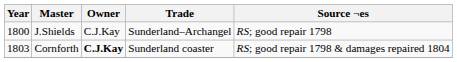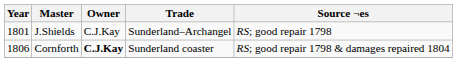(18, 31) 1800 -> (18, 31) 1801
(18, 48) 1803 -> (18, 48) 1806
